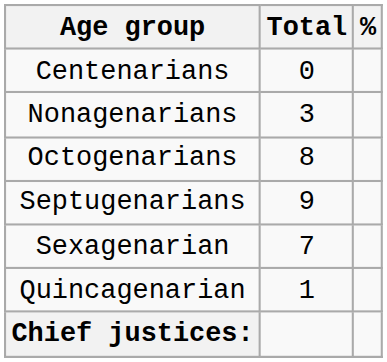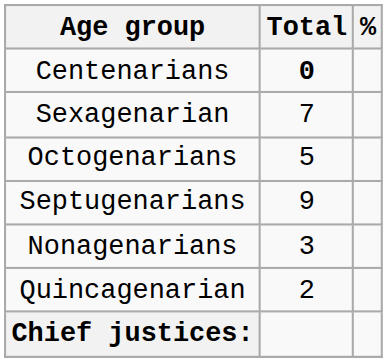(307, 71) normal -> (307, 71) bold
rows swapped: (133, 115) <-> (133, 246)
(307, 159) 8 -> (307, 159) 5
(307, 290) 1 -> (307, 290) 2
